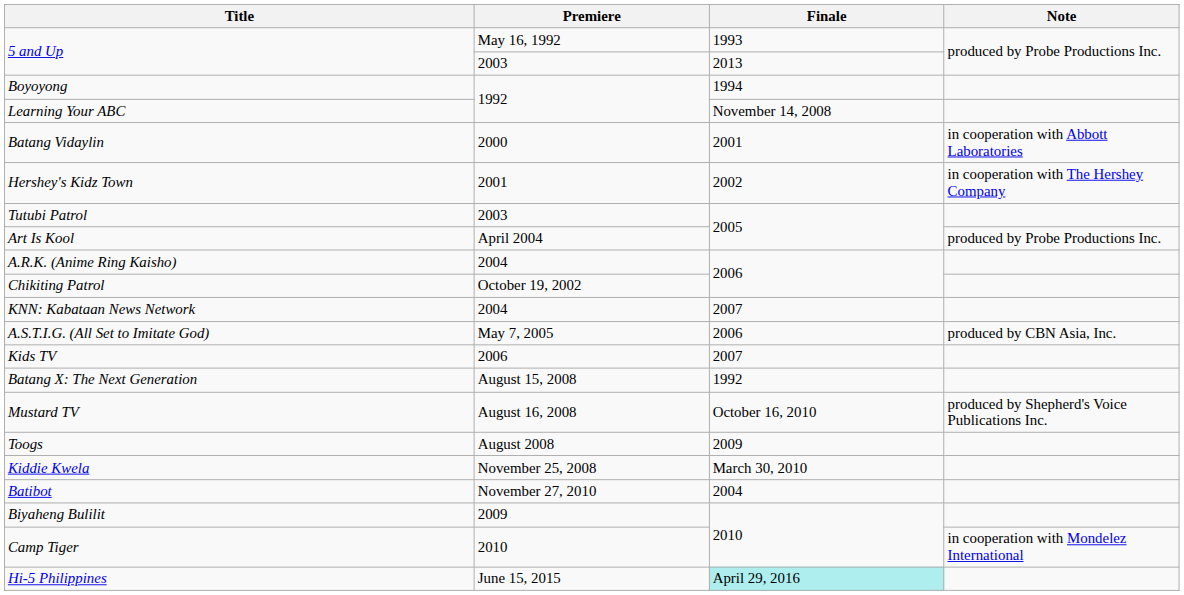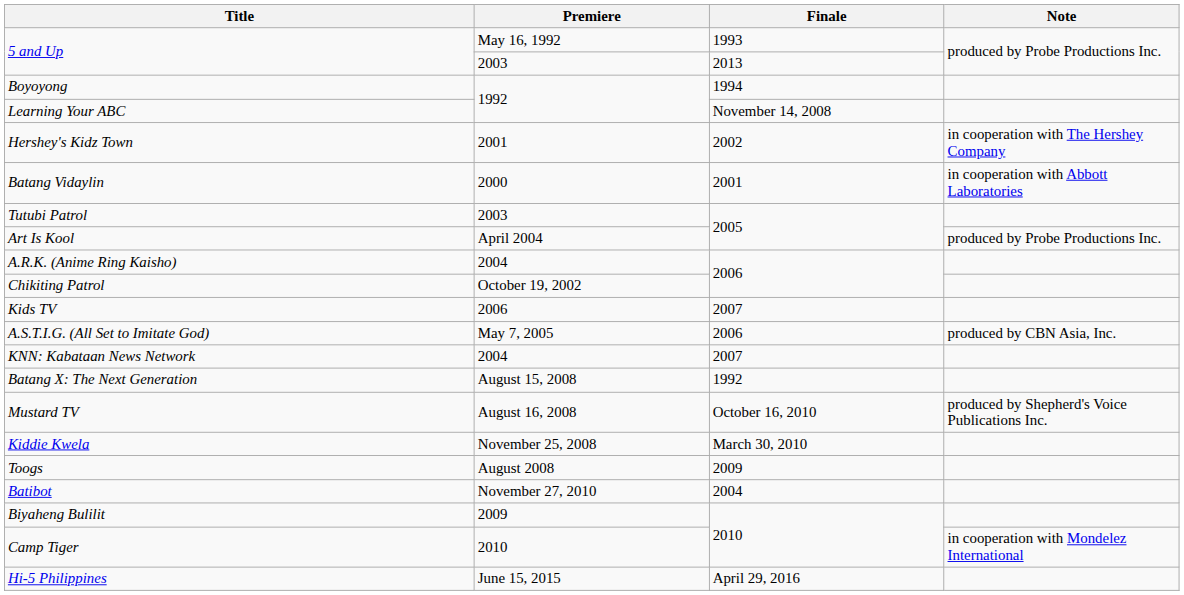rows swapped: (56, 142) <-> (70, 183)
rows swapped: (102, 309) <-> (32, 356)
rows swapped: (25, 444) <-> (49, 467)
(756, 578) paleturquoise background -> (756, 578) no background
